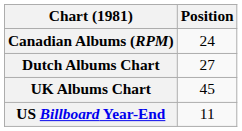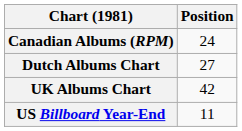(207, 89) 45 -> (207, 89) 42
